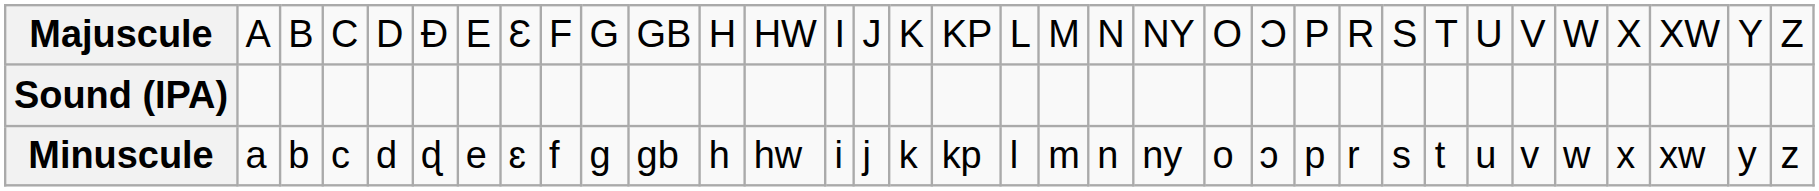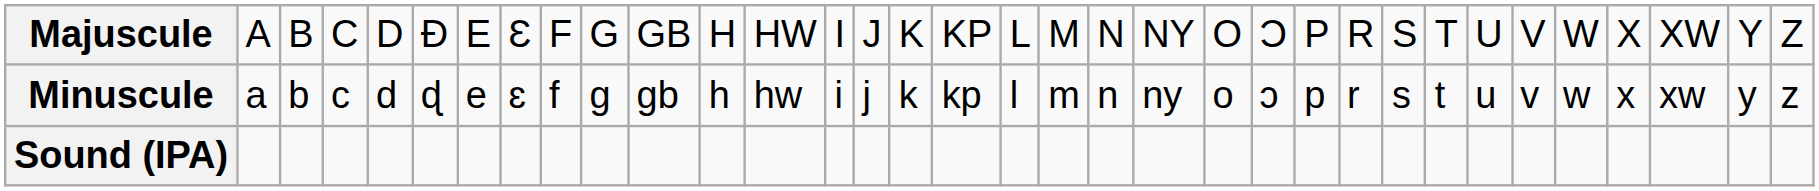rows swapped: (121, 154) <-> (121, 94)
